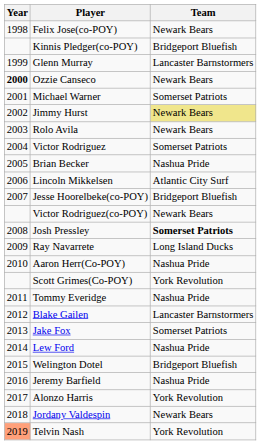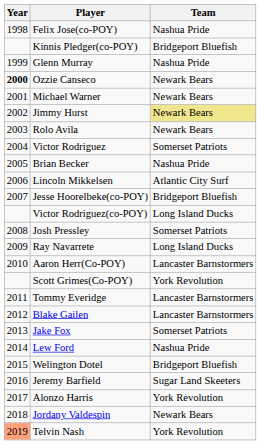(183, 29) Newark Bears -> (181, 29) Nashua Pride
(203, 63) Lancaster Barnstormers -> (181, 63) Nashua Pride
(190, 96) Somerset Patriots -> (183, 96) Newark Bears
(183, 213) Newark Bears -> (193, 213) Long Island Ducks
(193, 230) bold -> (190, 230) normal
(181, 264) Nashua Pride -> (203, 264) Lancaster Barnstormers
(181, 297) Nashua Pride -> (203, 297) Lancaster Barnstormers
(181, 381) Nashua Pride -> (197, 381) Sugar Land Skeeters
